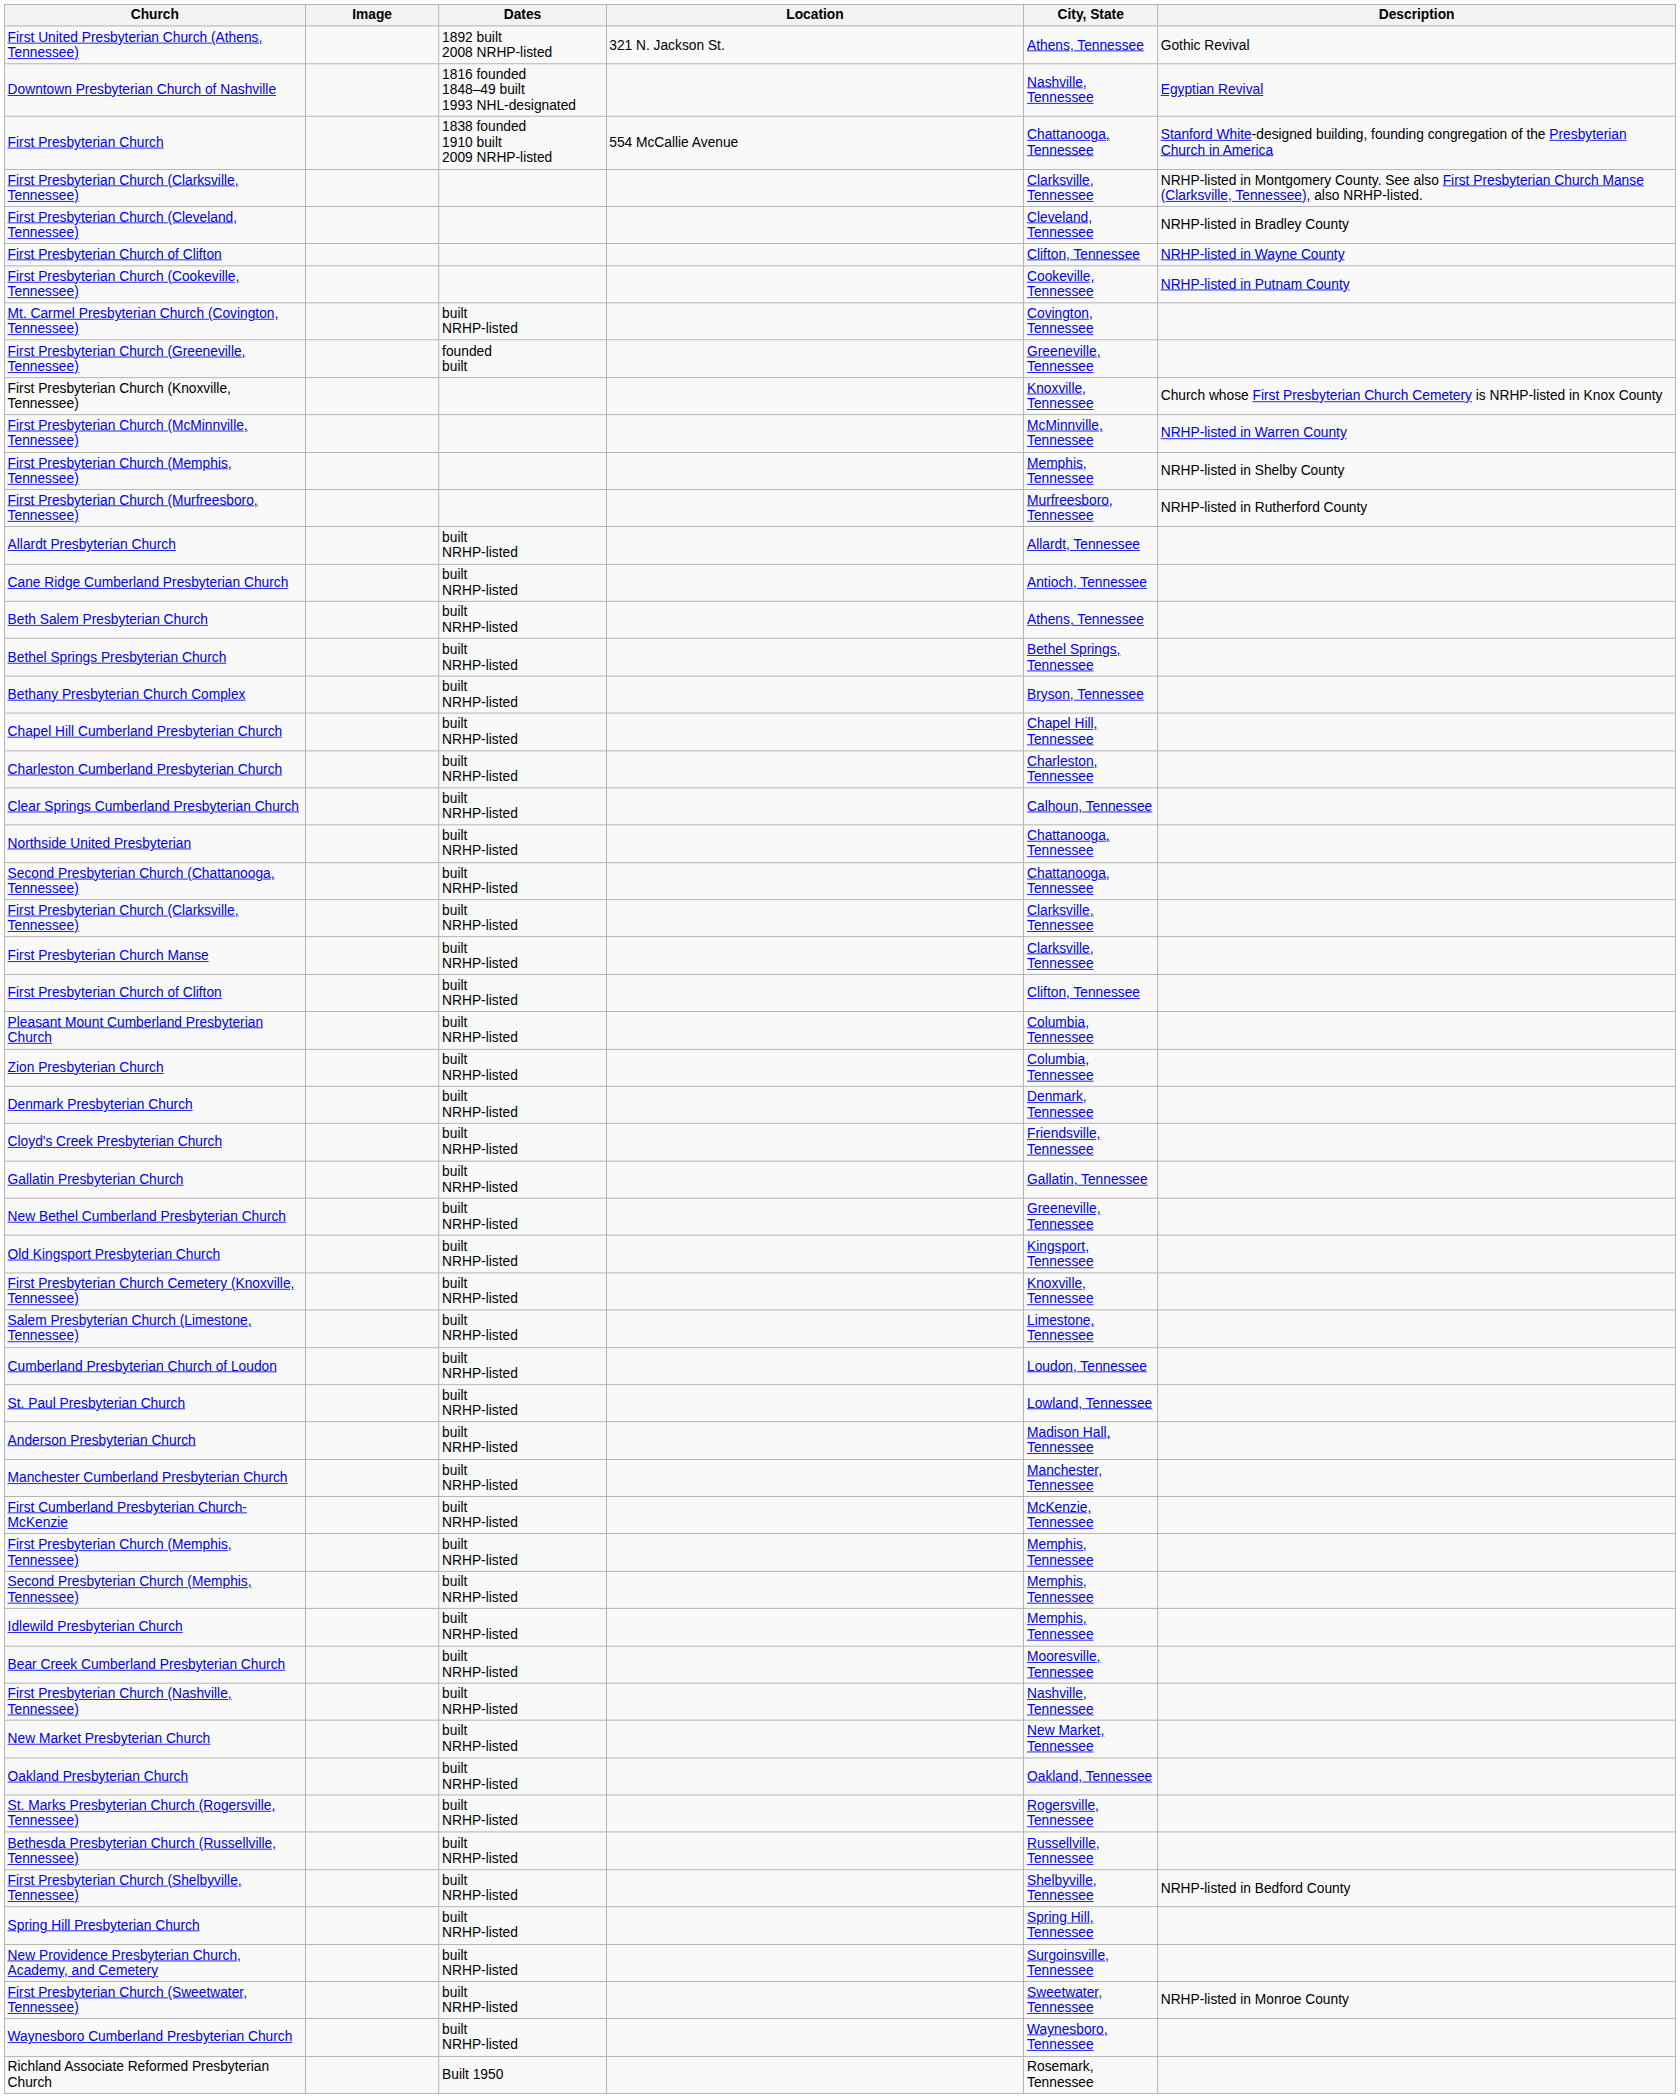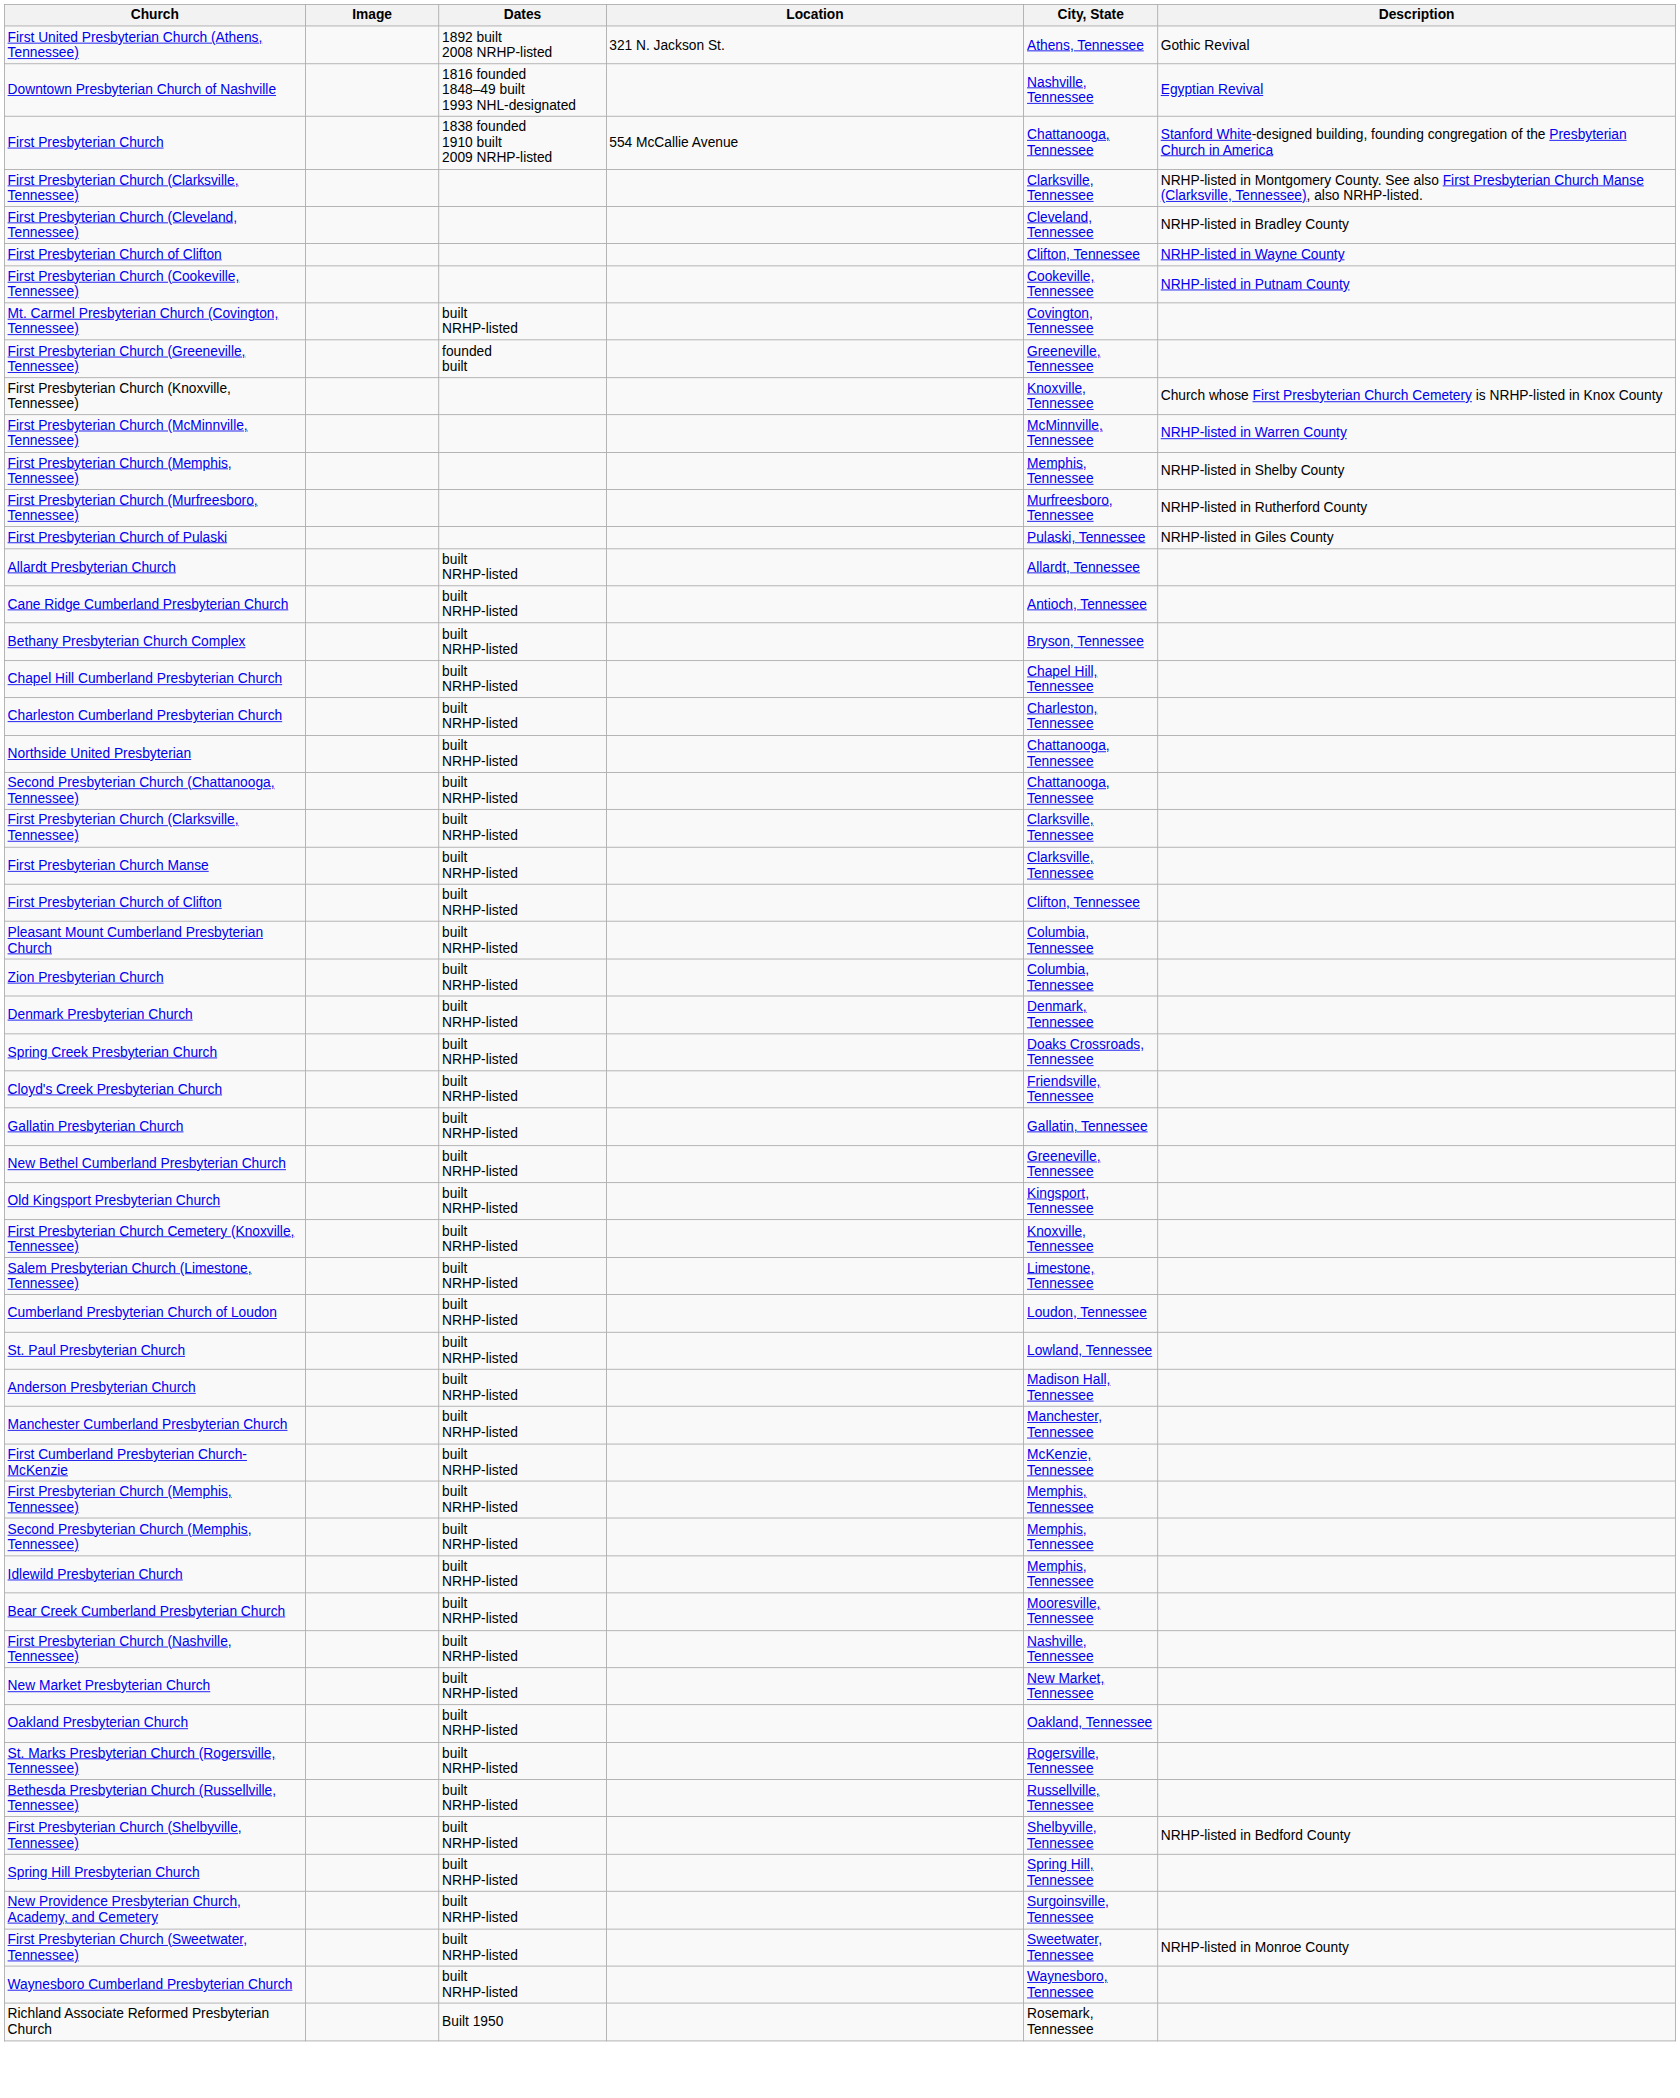+ row: (117, 537)
- row: (108, 619)
- row: (117, 657)
- row: (153, 806)
+ row: (112, 1052)
